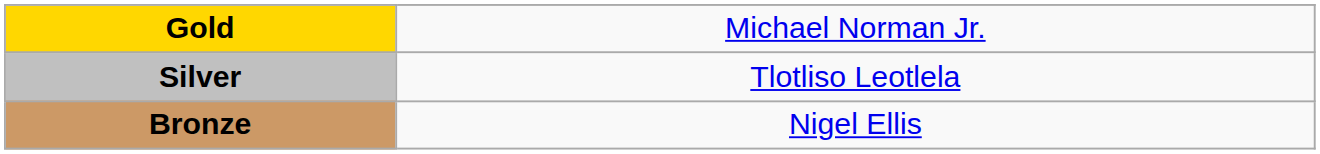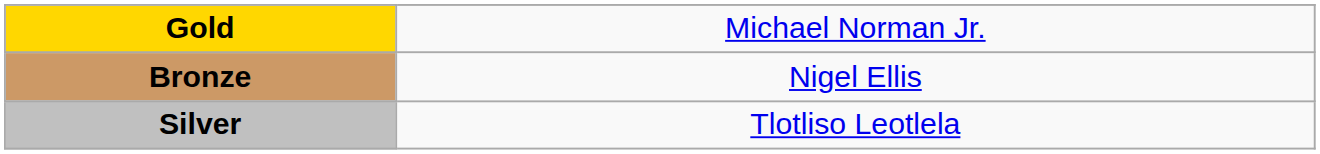rows swapped: (200, 76) <-> (200, 124)
